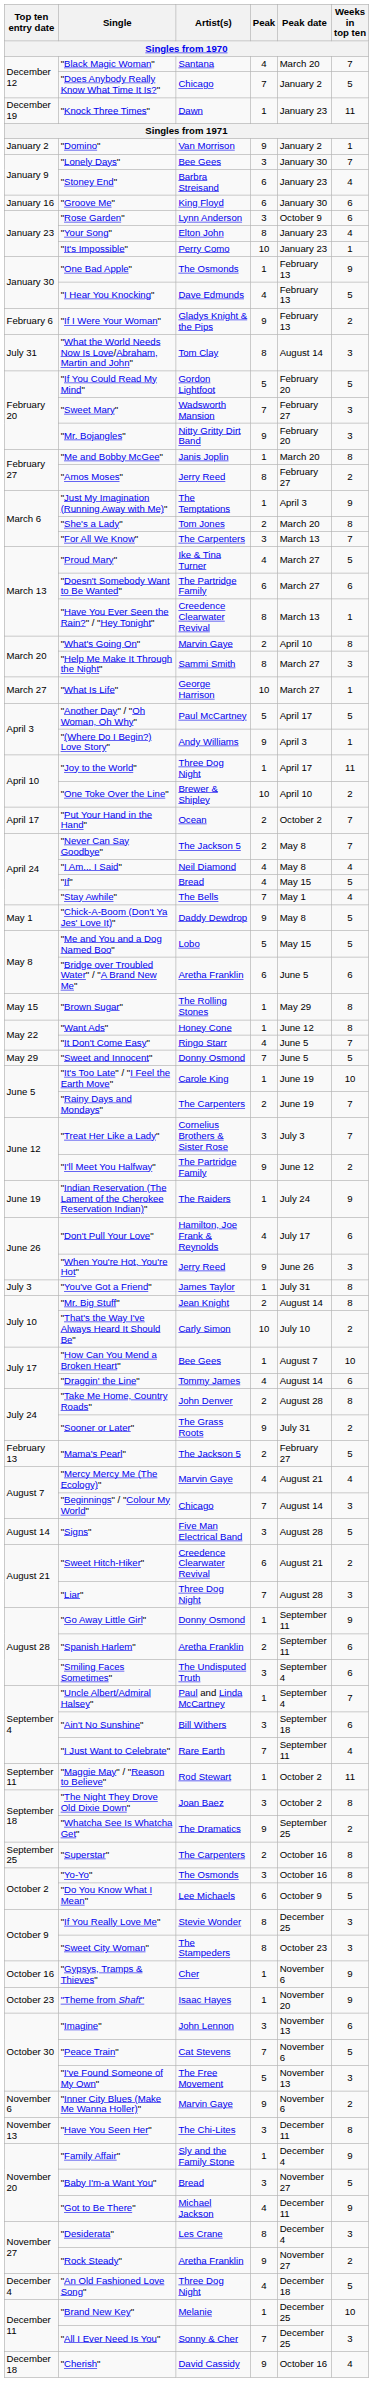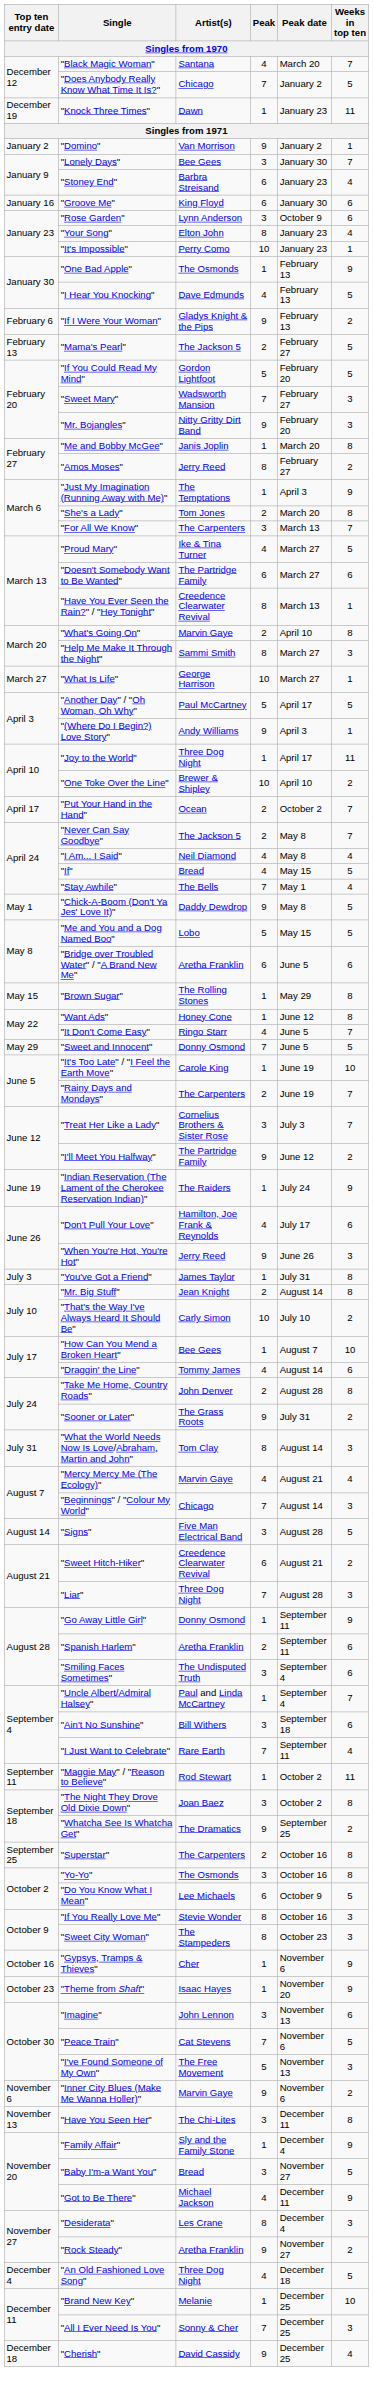rows swapped: (93, 1453) <-> (111, 352)
(302, 1922) December 25 -> (303, 1916) October 16
(303, 2364) October 16 -> (302, 2353) December 25
